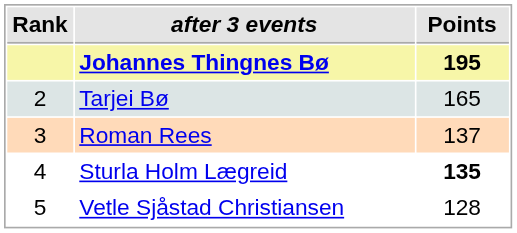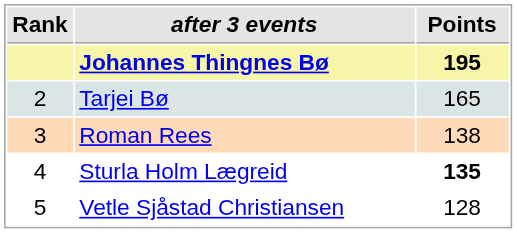(462, 135) 137 -> (462, 135) 138
